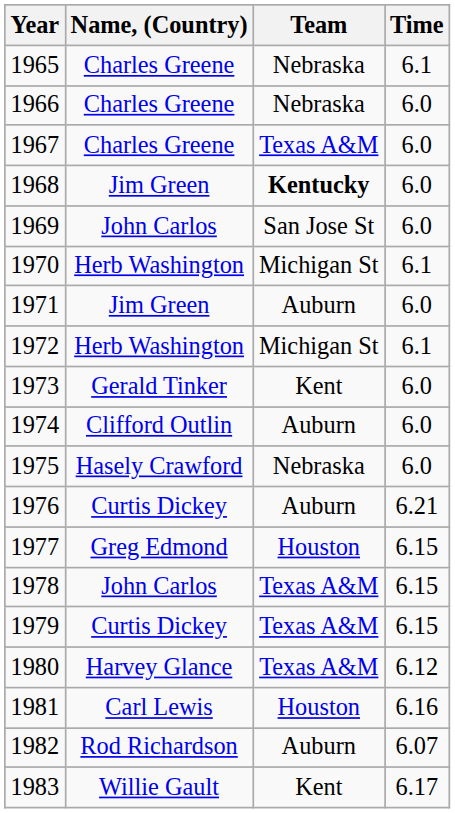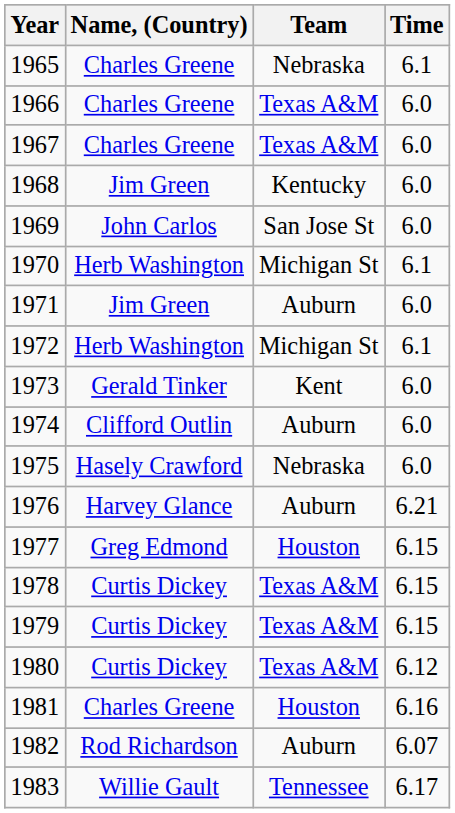(319, 105) Nebraska -> (319, 105) Texas A&M
(319, 185) bold -> (319, 185) normal
(159, 506) Curtis Dickey -> (159, 506) Harvey Glance
(159, 586) John Carlos -> (159, 586) Curtis Dickey
(159, 667) Harvey Glance -> (159, 667) Curtis Dickey
(159, 707) Carl Lewis -> (159, 707) Charles Greene
(319, 787) Kent -> (319, 787) Tennessee
